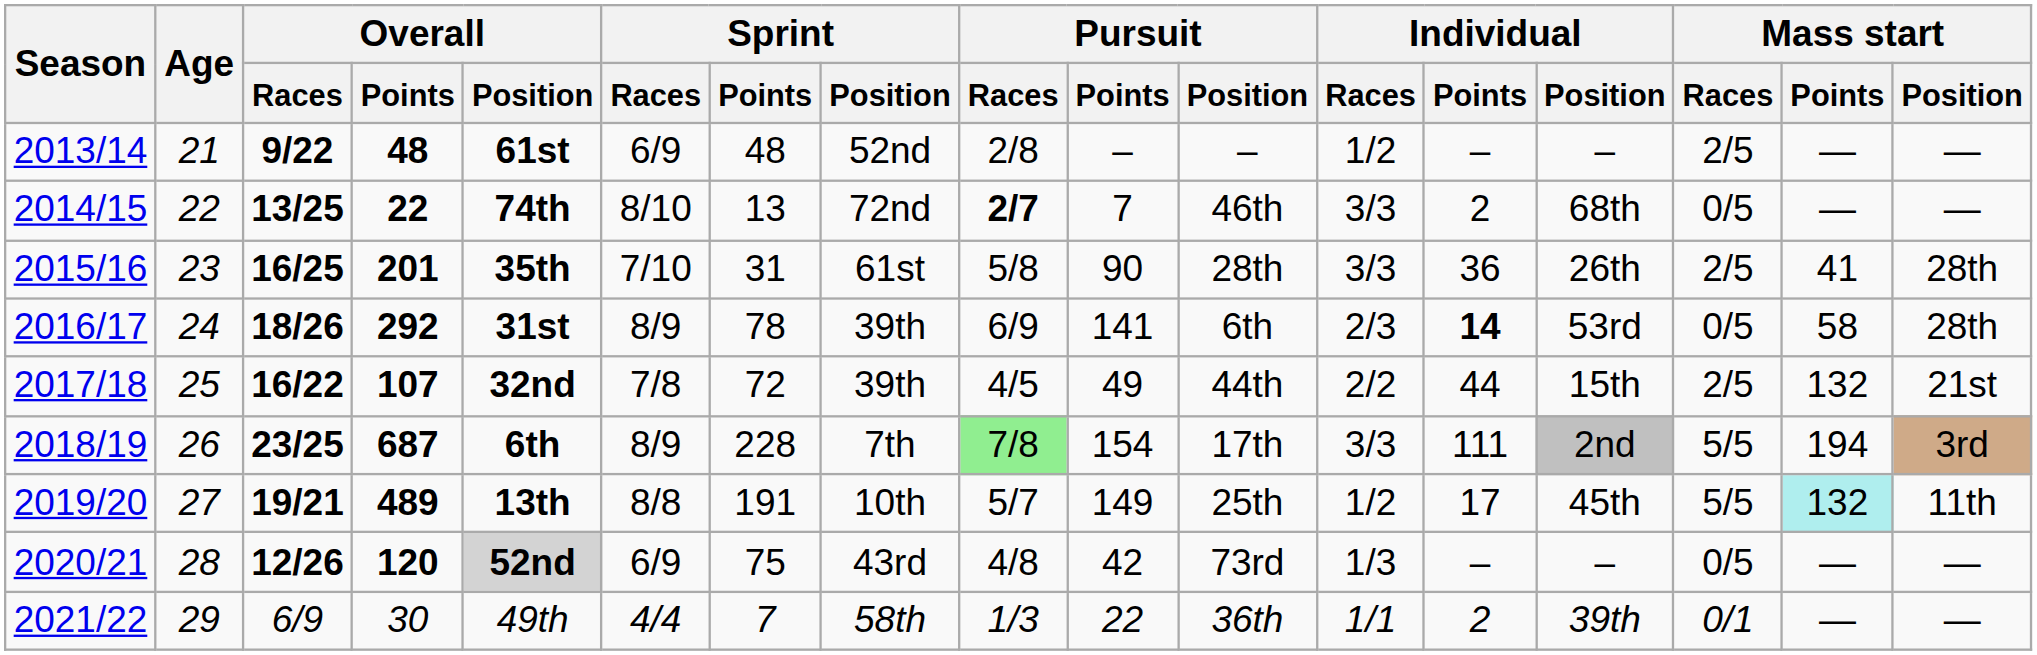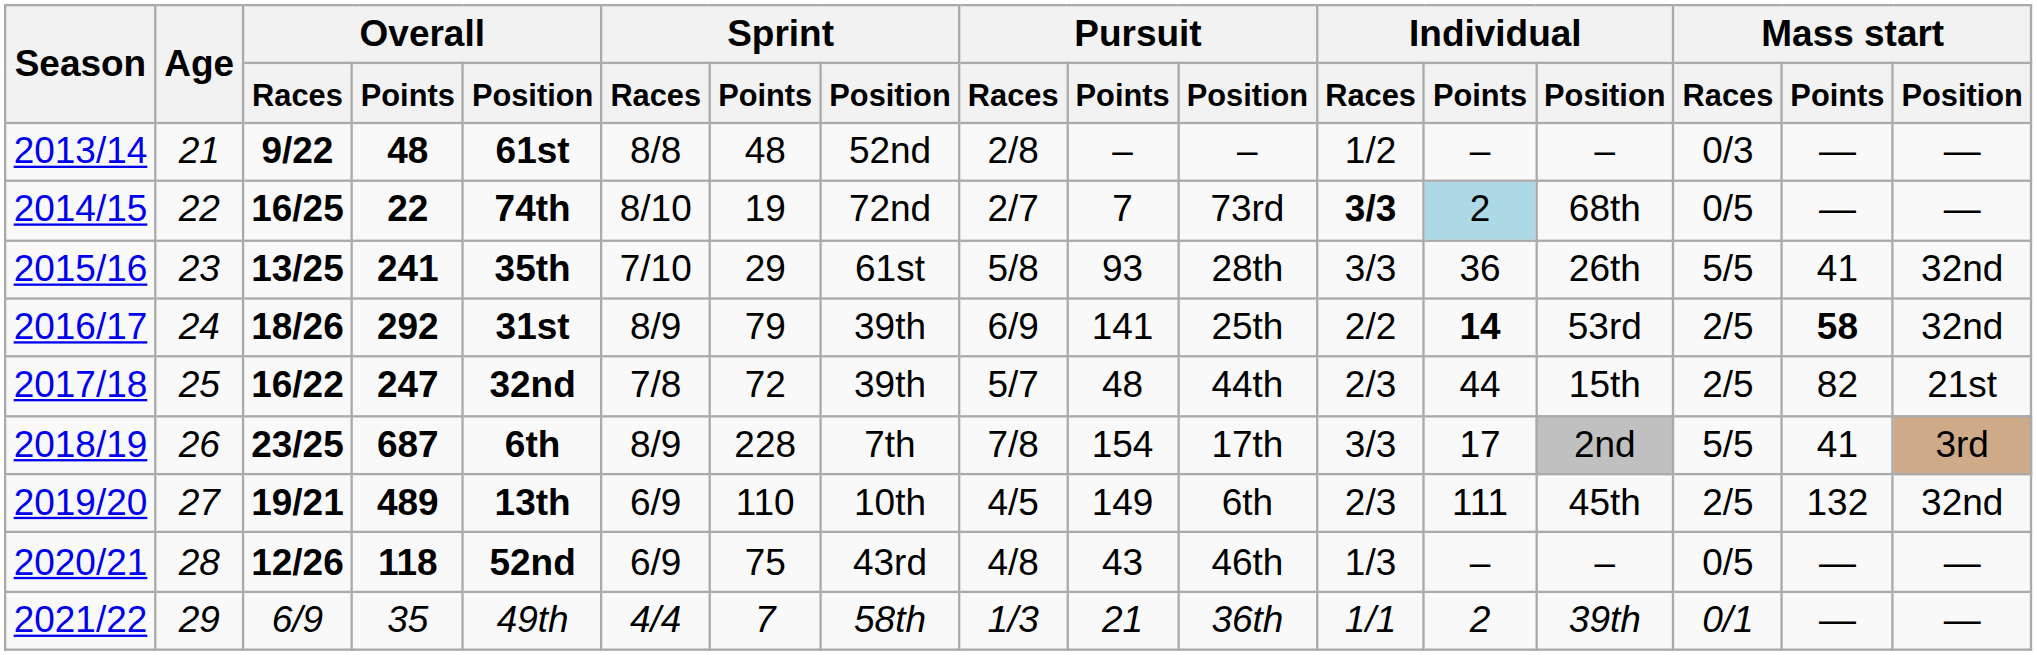(656, 151) 6/9 -> (656, 151) 8/8
(1728, 151) 2/5 -> (1728, 151) 0/3
(297, 209) 13/25 -> (297, 209) 16/25
(765, 209) 13 -> (765, 209) 19
(1013, 209) bold -> (1013, 209) normal
(1247, 209) 46th -> (1247, 209) 73rd
(1371, 209) normal -> (1371, 209) bold
(1480, 209) no background -> (1480, 209) lightblue background
(297, 268) 16/25 -> (297, 268) 13/25
(408, 268) 201 -> (408, 268) 241
(765, 268) 31 -> (765, 268) 29
(1123, 268) 90 -> (1123, 268) 93
(1728, 268) 2/5 -> (1728, 268) 5/5
(1962, 268) 28th -> (1962, 268) 32nd
(765, 326) 78 -> (765, 326) 79
(1247, 326) 6th -> (1247, 326) 25th
(1371, 326) 2/3 -> (1371, 326) 2/2
(1728, 326) 0/5 -> (1728, 326) 2/5
(1837, 326) normal -> (1837, 326) bold
(1962, 326) 28th -> (1962, 326) 32nd
(408, 385) 107 -> (408, 385) 247
(1013, 385) 4/5 -> (1013, 385) 5/7
(1123, 385) 49 -> (1123, 385) 48
(1371, 385) 2/2 -> (1371, 385) 2/3
(1837, 385) 132 -> (1837, 385) 82
(1013, 444) lightgreen background -> (1013, 444) no background
(1480, 444) 111 -> (1480, 444) 17
(1837, 444) 194 -> (1837, 444) 41
(656, 502) 8/8 -> (656, 502) 6/9
(765, 502) 191 -> (765, 502) 110
(1013, 502) 5/7 -> (1013, 502) 4/5
(1247, 502) 25th -> (1247, 502) 6th
(1371, 502) 1/2 -> (1371, 502) 2/3
(1480, 502) 17 -> (1480, 502) 111
(1728, 502) 5/5 -> (1728, 502) 2/5
(1837, 502) paleturquoise background -> (1837, 502) no background
(1962, 502) 11th -> (1962, 502) 32nd
(408, 561) 120 -> (408, 561) 118
(533, 561) lightgrey background -> (533, 561) no background
(1123, 561) 42 -> (1123, 561) 43
(1247, 561) 73rd -> (1247, 561) 46th
(408, 619) 30 -> (408, 619) 35
(1123, 619) 22 -> (1123, 619) 21
